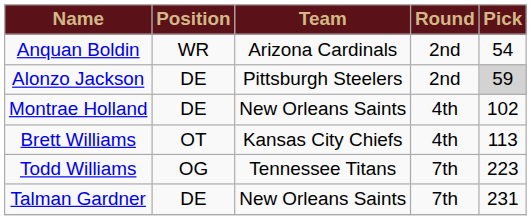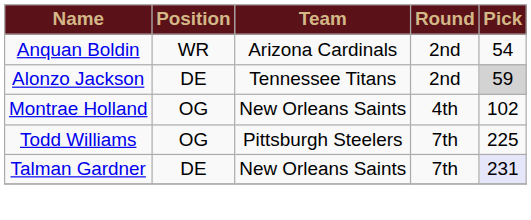(323, 79) Pittsburgh Steelers -> (323, 79) Tennessee Titans
(193, 109) DE -> (193, 109) OG
- row: (78, 139)
(323, 169) Tennessee Titans -> (323, 139) Pittsburgh Steelers
(503, 169) 223 -> (503, 139) 225
(503, 199) no background -> (503, 169) lavender background
